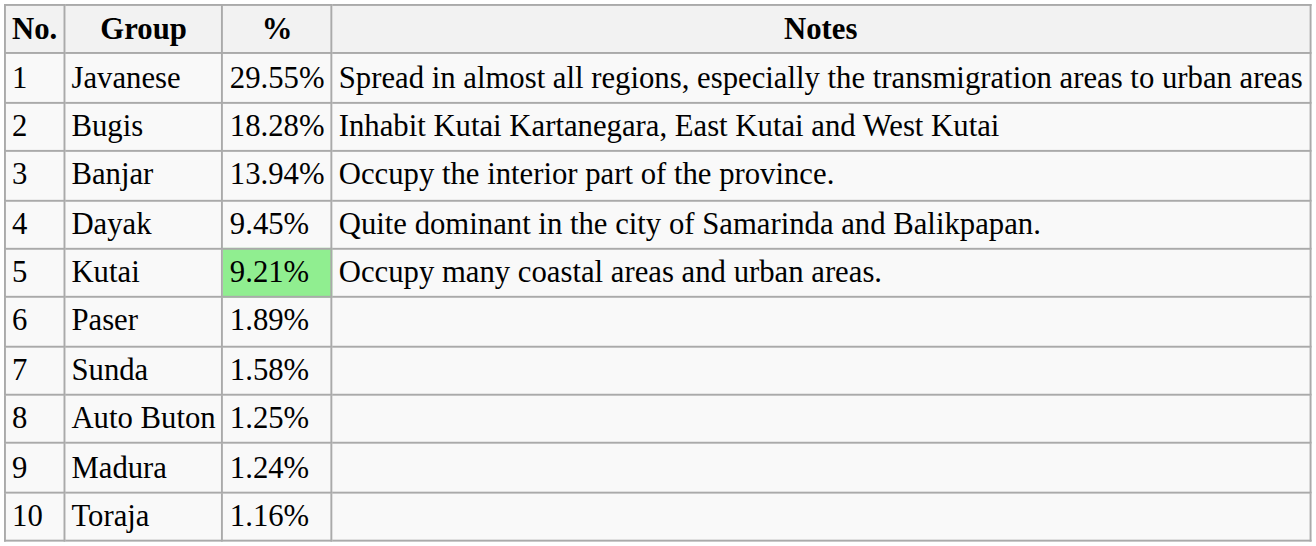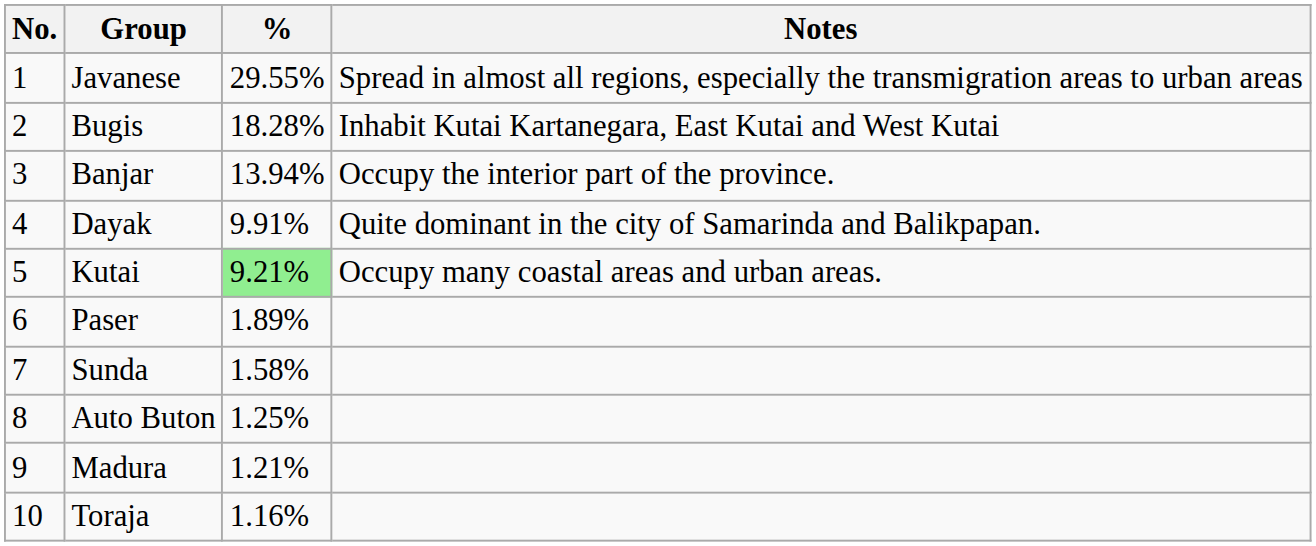(270, 223) 9.45% -> (270, 223) 9.91%
(270, 467) 1.24% -> (270, 467) 1.21%
